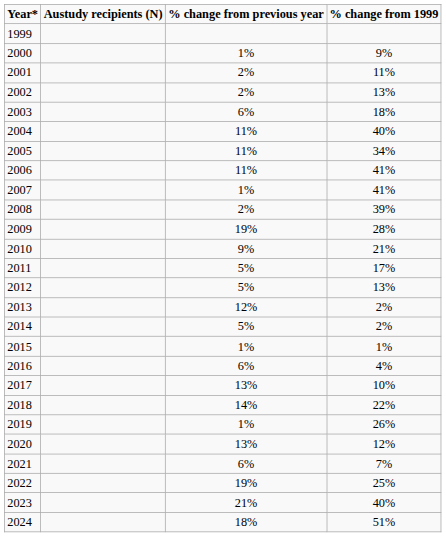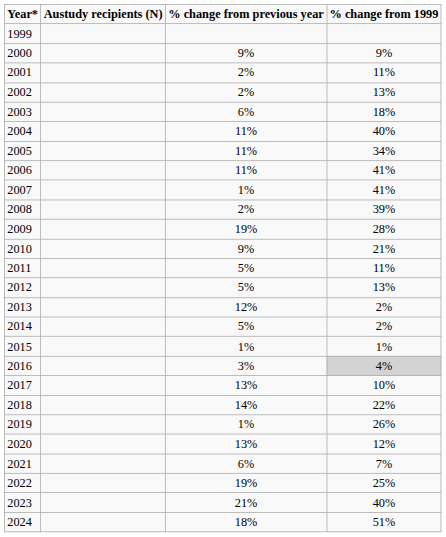(246, 53) 1% -> (246, 53) 9%
(384, 268) 17% -> (384, 268) 11%
(246, 365) 6% -> (246, 365) 3%
(384, 365) no background -> (384, 365) lightgrey background
